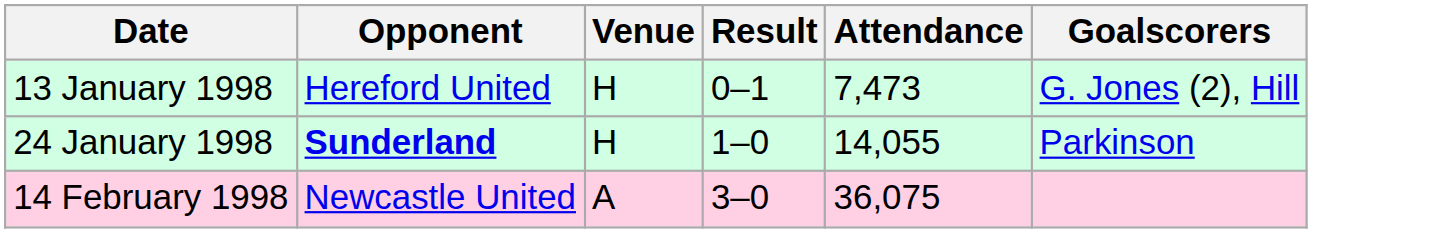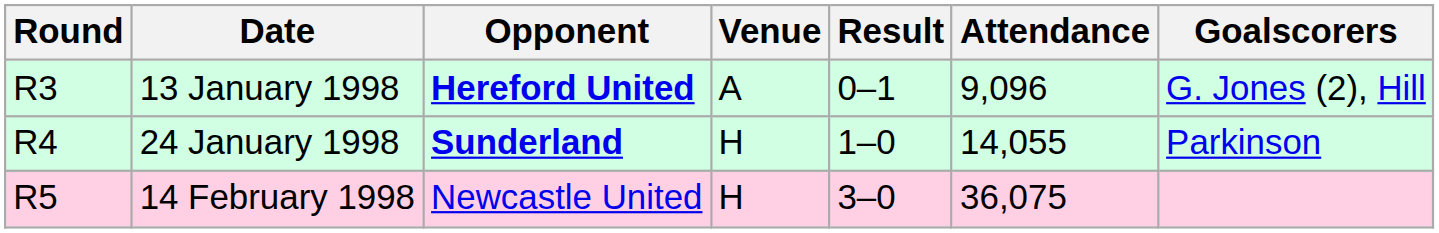+ column: (68, 32)
(428, 87) normal -> (563, 87) bold
(605, 87) H -> (730, 87) A
(877, 87) 7,473 -> (1004, 87) 9,096
(604, 198) A -> (731, 198) H
